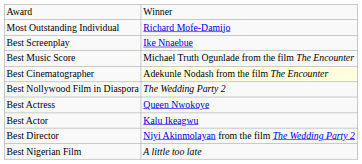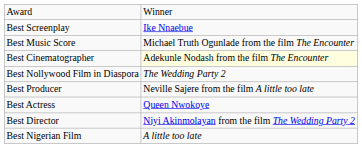- row: (63, 27)
+ row: (34, 89)
- row: (27, 120)
